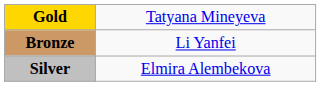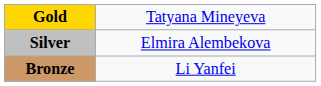rows swapped: (50, 68) <-> (50, 42)
